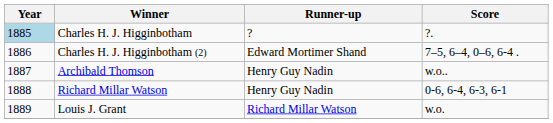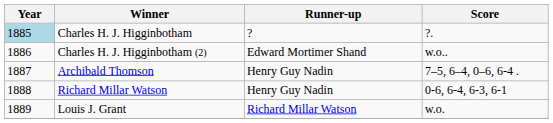(472, 52) 7–5, 6–4, 0–6, 6-4 . -> (436, 52) w.o..
(436, 71) w.o.. -> (472, 71) 7–5, 6–4, 0–6, 6-4 .
